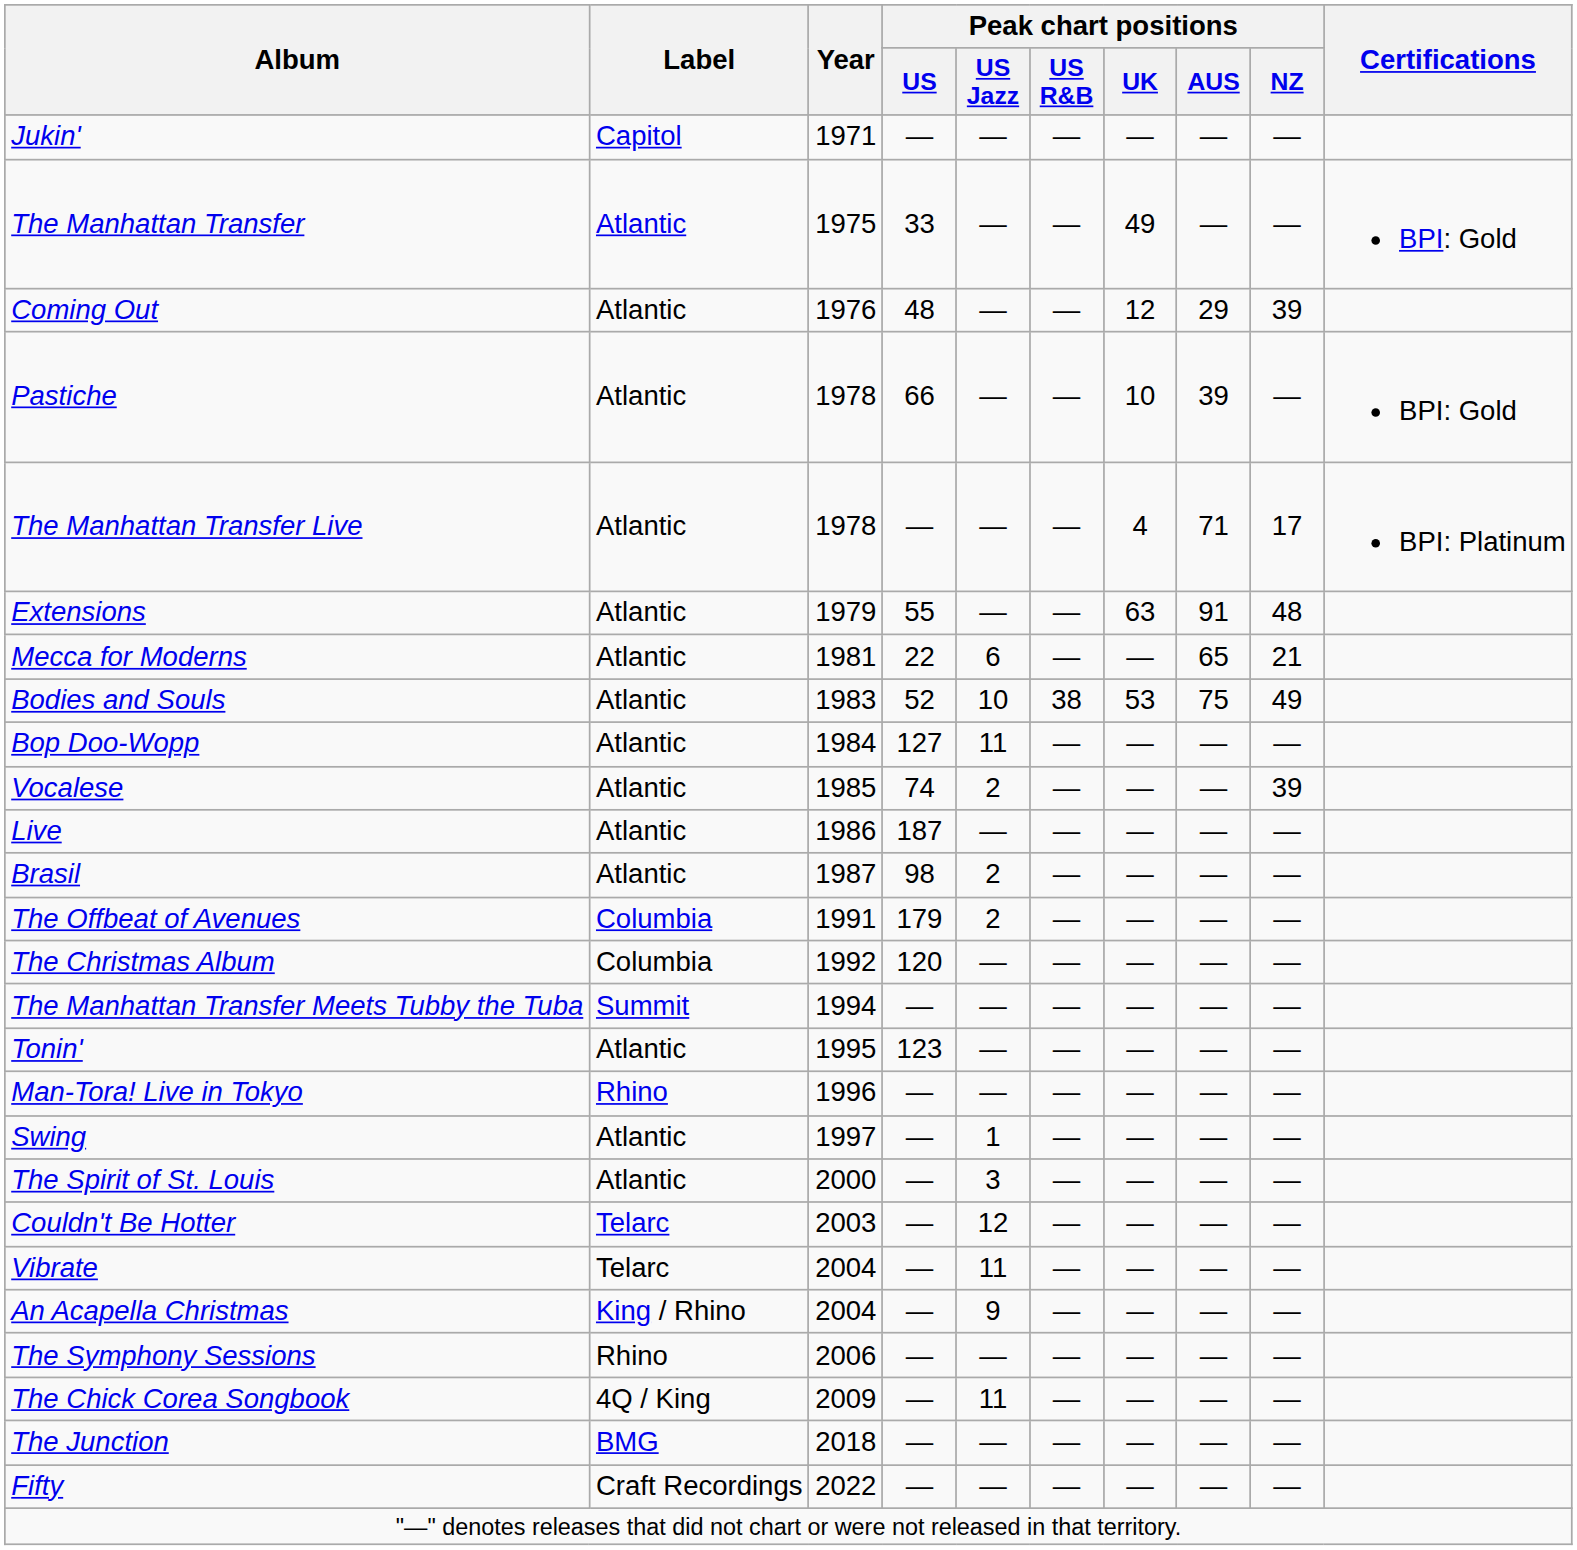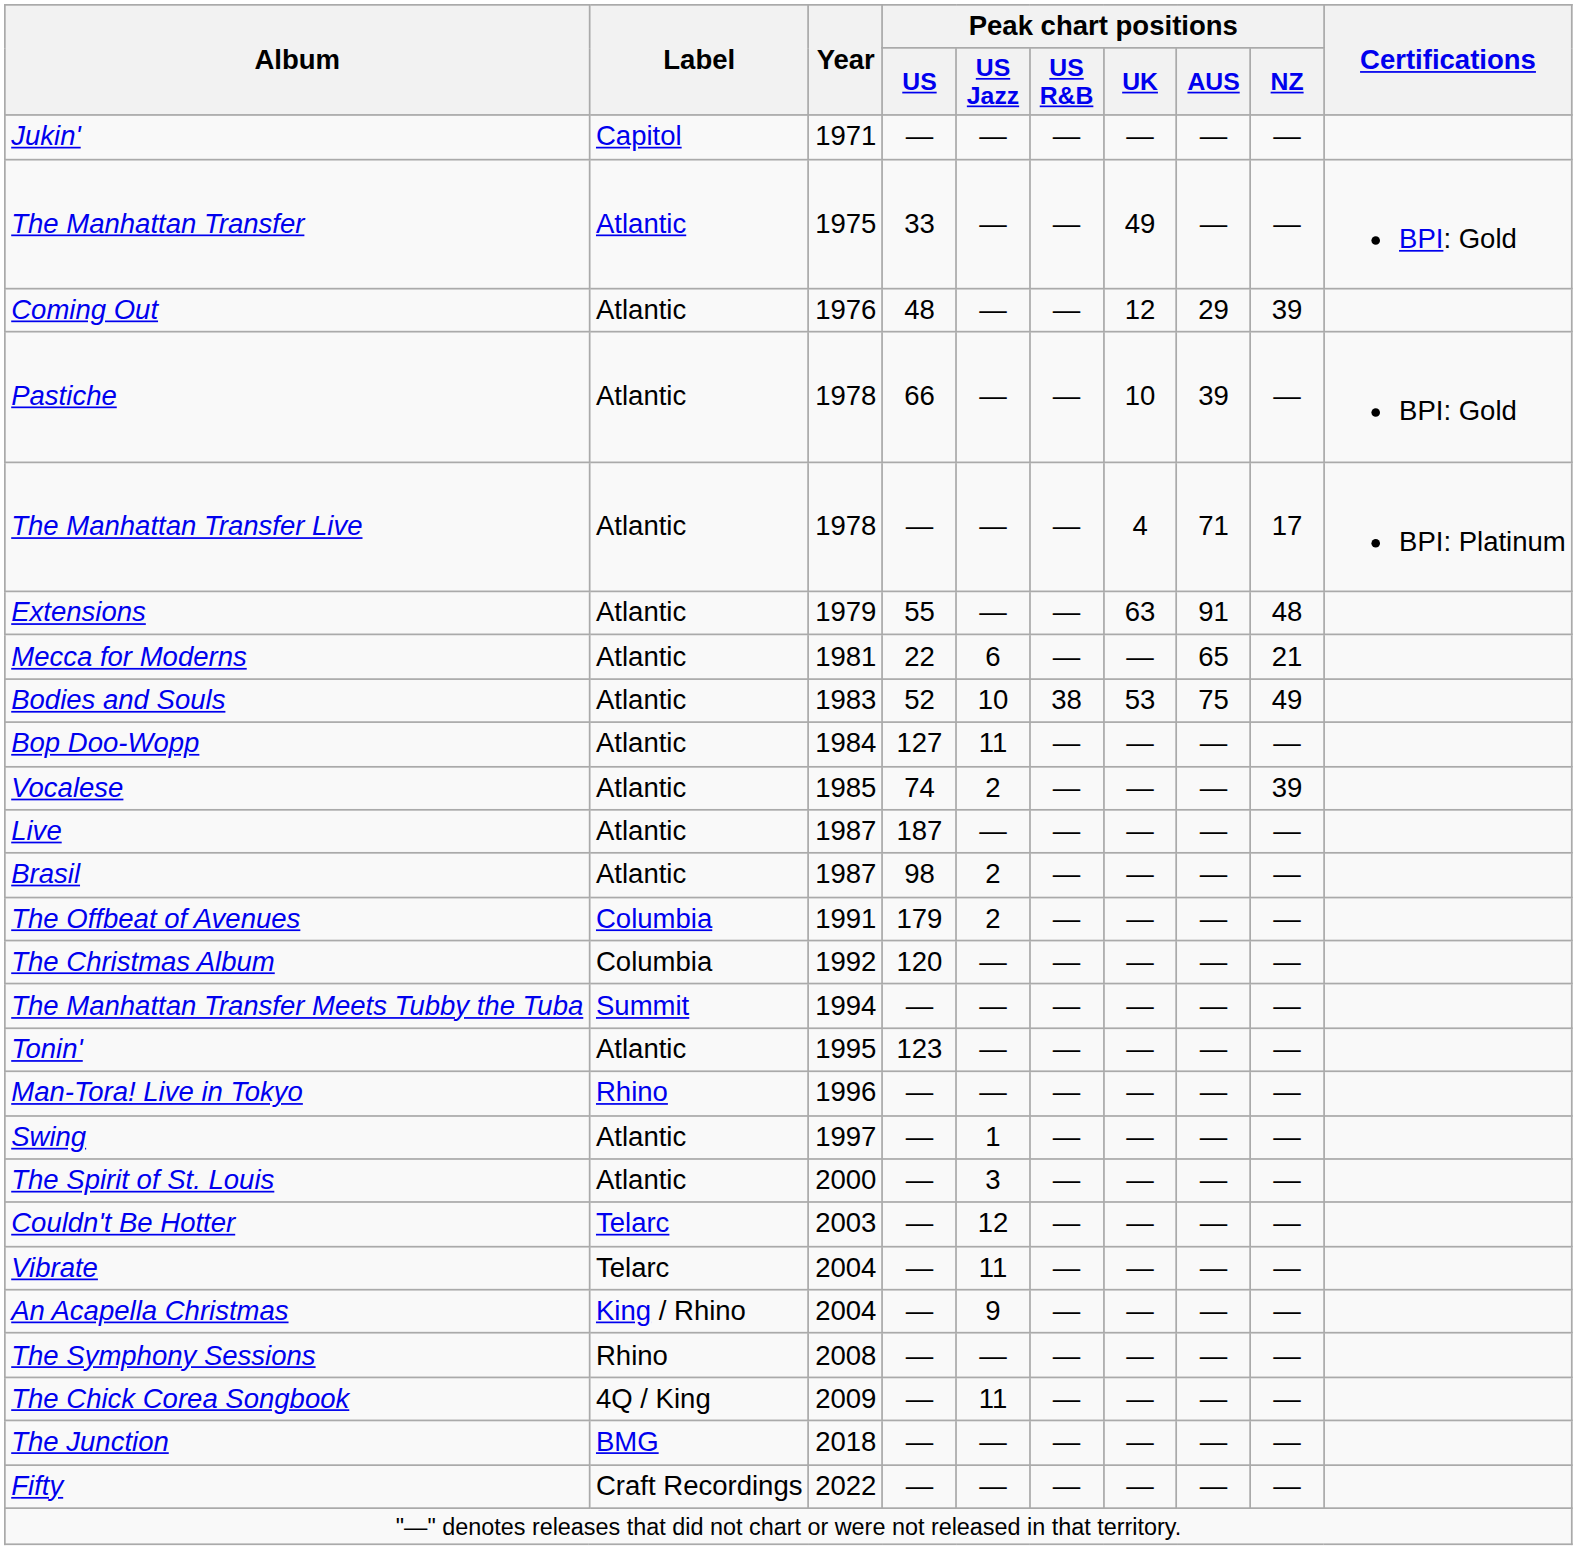(846, 831) 1986 -> (846, 831) 1987
(846, 1354) 2006 -> (846, 1354) 2008
